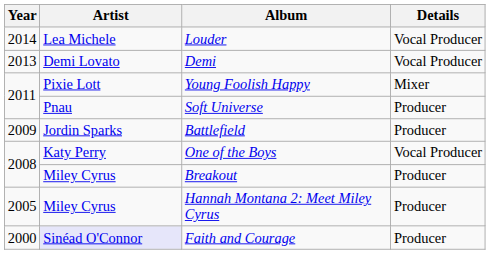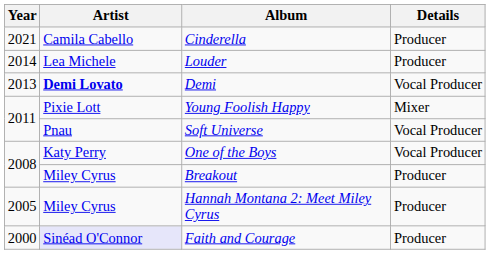+ row: (215, 38)
(438, 38) Vocal Producer -> (420, 61) Producer
(81, 61) normal -> (83, 84) bold
(420, 107) Producer -> (438, 130) Vocal Producer
- row: (215, 130)
